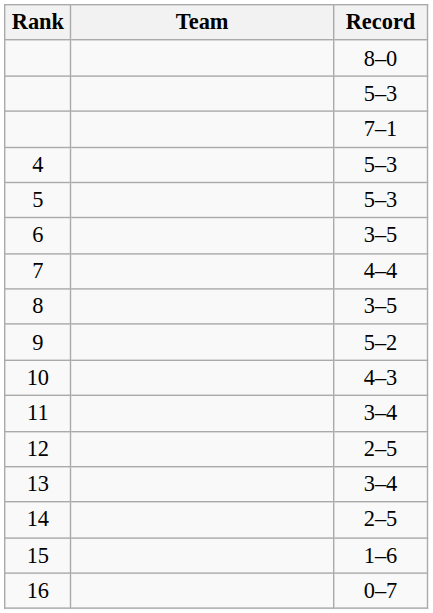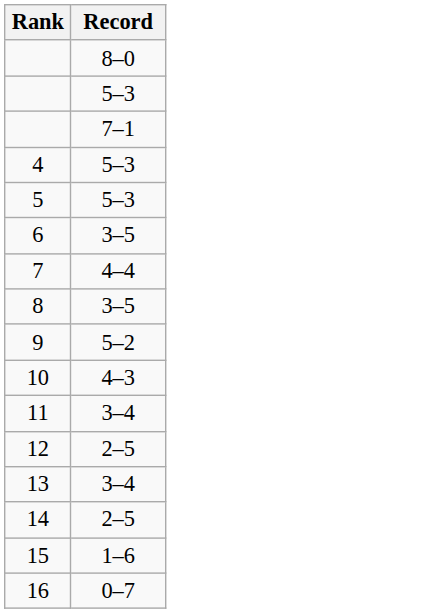- column: (202, 22)
